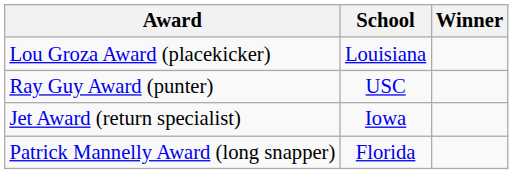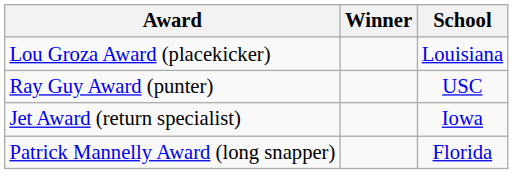columns swapped: (469, 20) <-> (386, 20)
